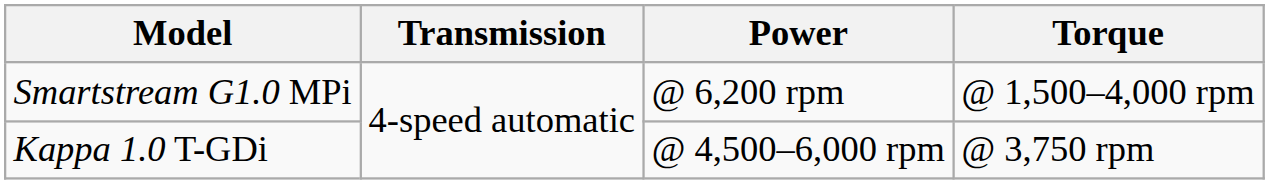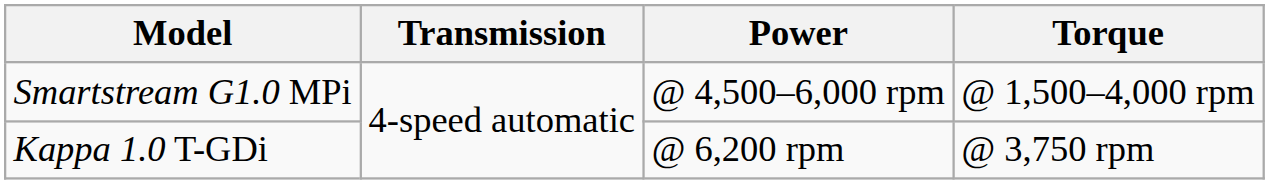(748, 91) @ 6,200 rpm -> (798, 91) @ 4,500–6,000 rpm
(798, 149) @ 4,500–6,000 rpm -> (748, 149) @ 6,200 rpm
